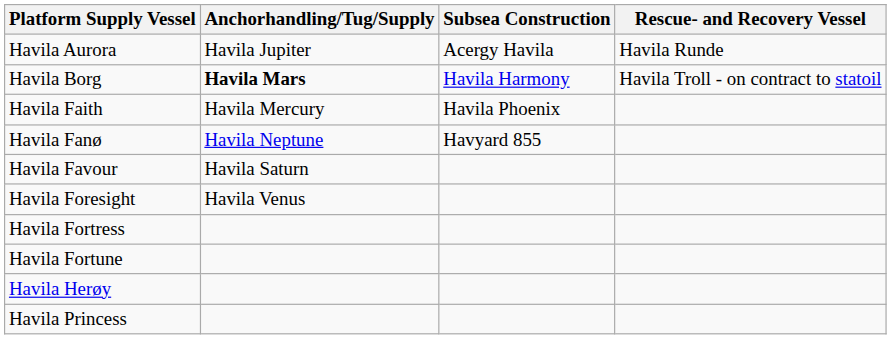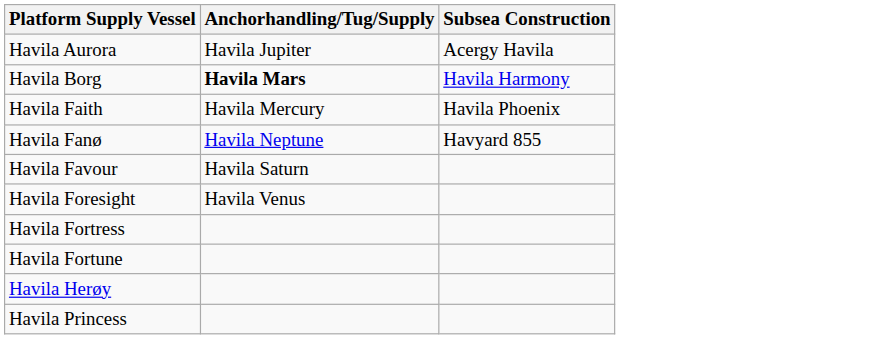- column: (750, 19)
